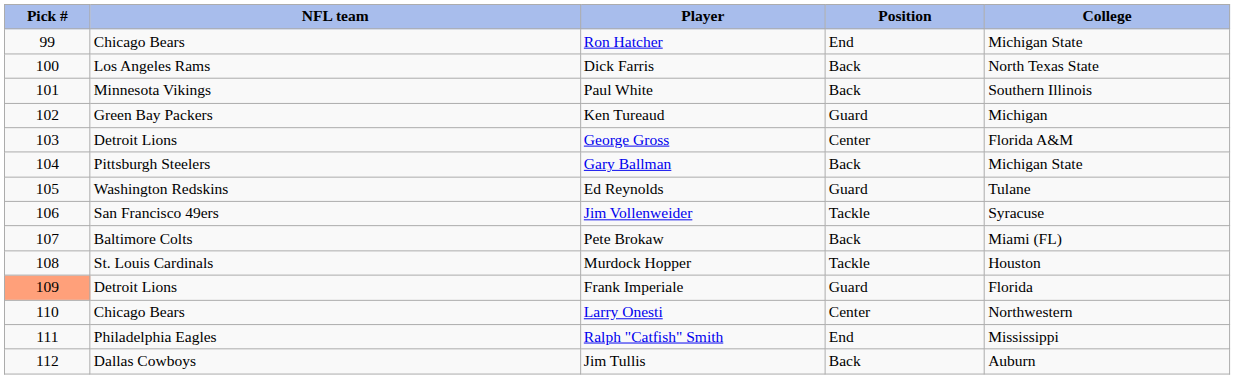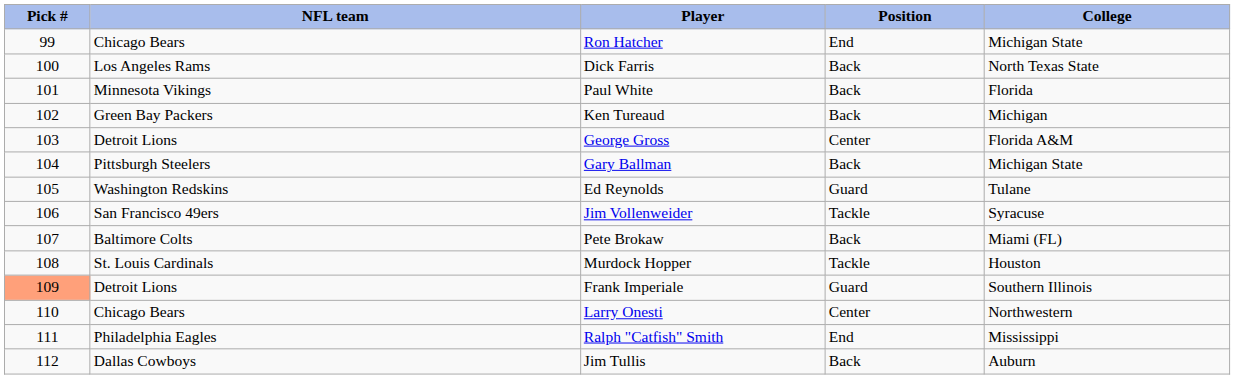(1040, 90) Southern Illinois -> (1011, 90) Florida
(848, 115) Guard -> (845, 115) Back
(1011, 287) Florida -> (1040, 287) Southern Illinois
